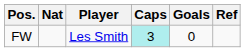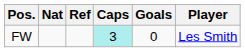columns swapped: (99, 15) <-> (227, 15)
